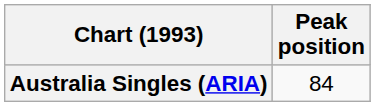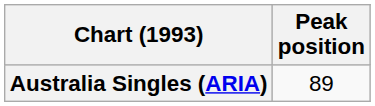(321, 82) 84 -> (321, 82) 89
